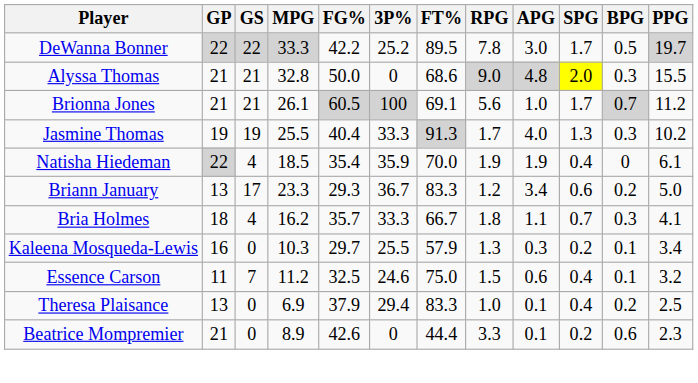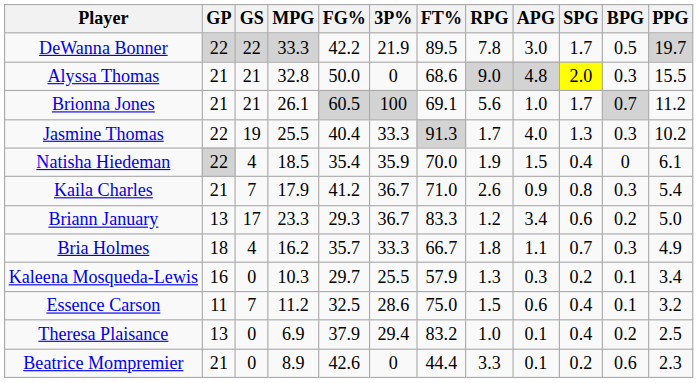(393, 47) 25.2 -> (393, 47) 21.9
(219, 133) 19 -> (219, 133) 22
(536, 162) 1.9 -> (536, 162) 1.5
+ row: (103, 190)
(670, 219) 4.1 -> (670, 248) 4.9
(393, 276) 24.6 -> (393, 305) 28.6
(441, 305) 83.3 -> (441, 334) 83.2
